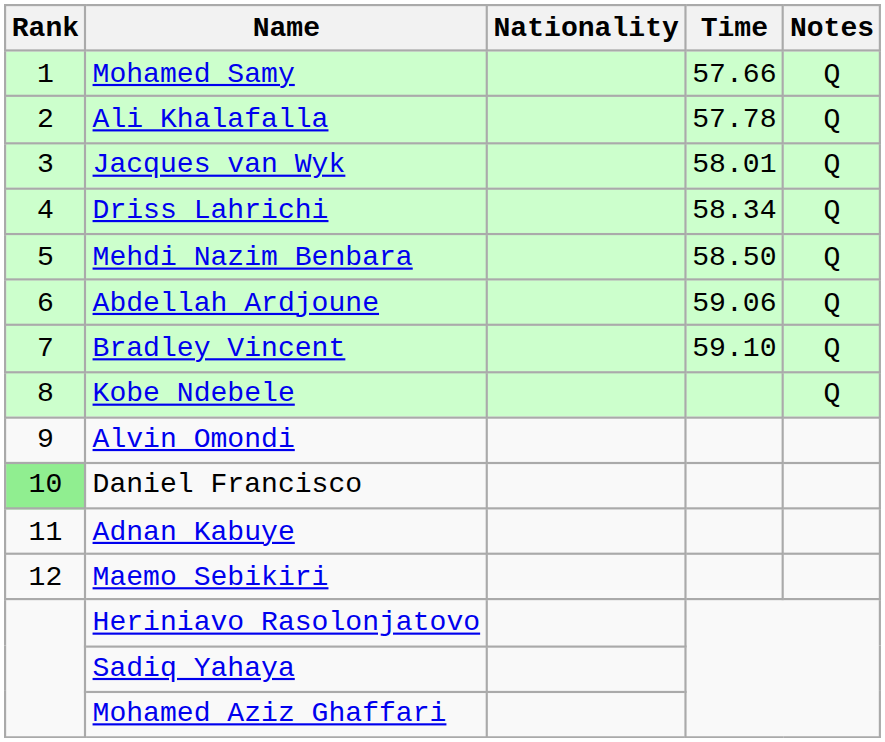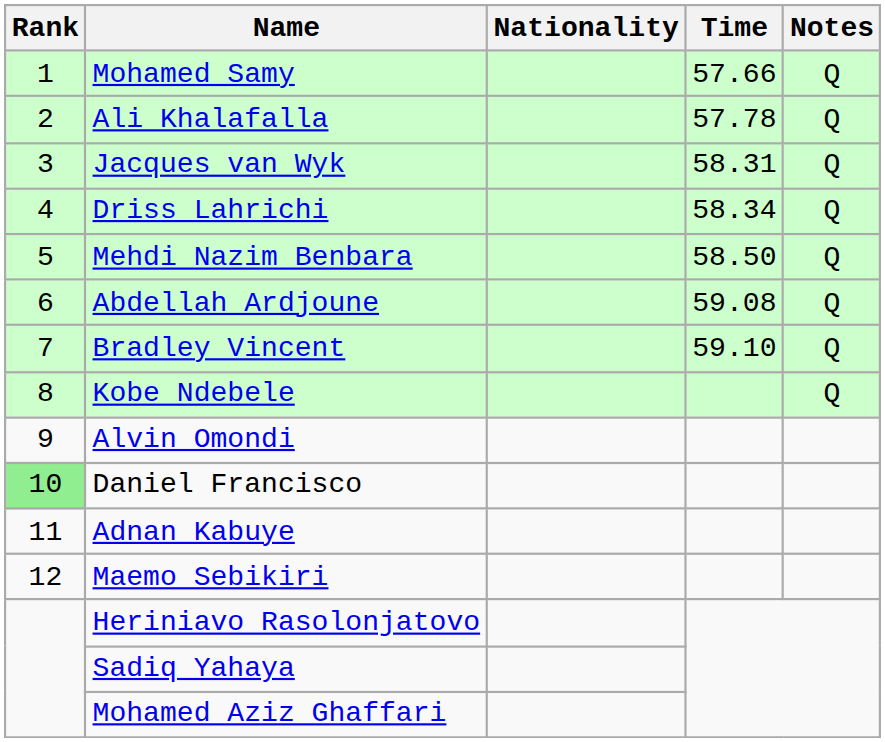(734, 165) 58.01 -> (734, 165) 58.31
(734, 303) 59.06 -> (734, 303) 59.08
